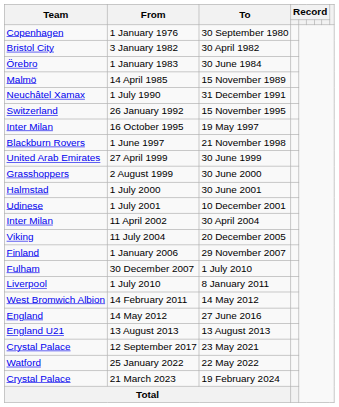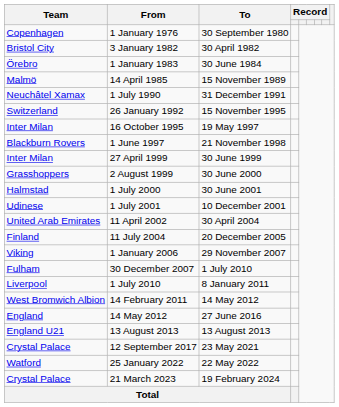(53, 158) United Arab Emirates -> (30, 158) Inter Milan
(30, 221) Inter Milan -> (53, 221) United Arab Emirates
(20, 237) Viking -> (23, 237) Finland
(23, 252) Finland -> (20, 252) Viking
